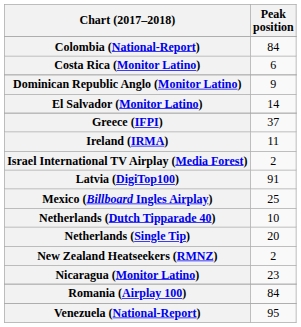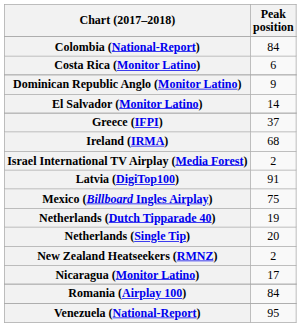(273, 141) 11 -> (273, 141) 68
(273, 198) 25 -> (273, 198) 75
(273, 217) 10 -> (273, 217) 19
(273, 274) 23 -> (273, 274) 17
